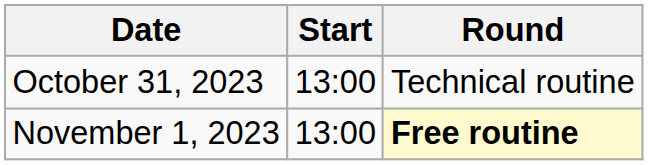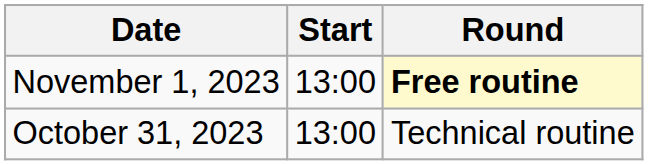rows swapped: (138, 81) <-> (146, 133)
